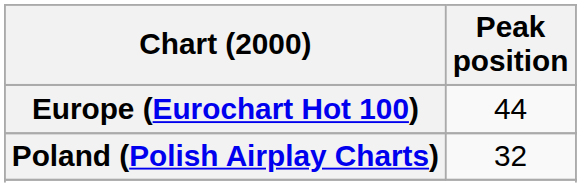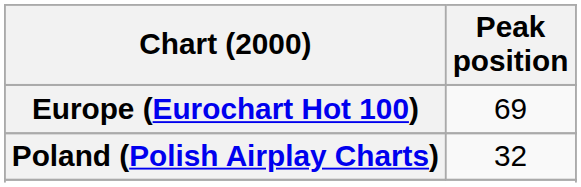(511, 108) 44 -> (511, 108) 69
